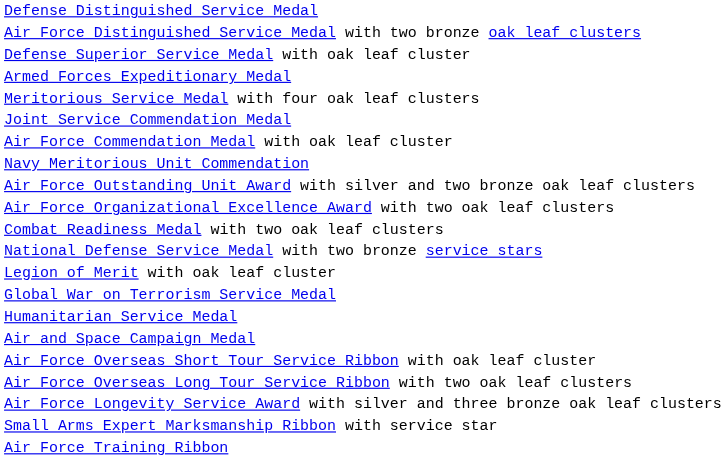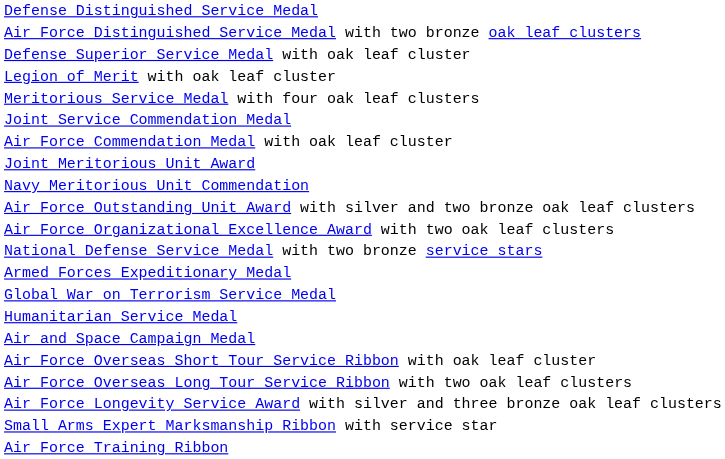rows swapped: (170, 273) <-> (148, 77)
+ row: (130, 164)
- row: (224, 230)
